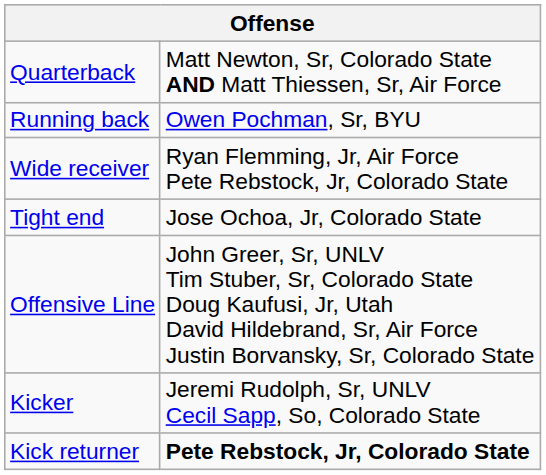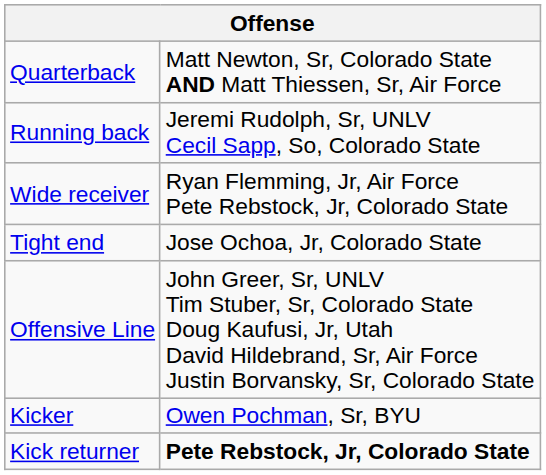(293, 120) Owen Pochman, Sr, BYU -> (323, 133) Jeremi Rudolph, Sr, UNLV Cecil Sapp, So, Colorado State
(323, 403) Jeremi Rudolph, Sr, UNLV Cecil Sapp, So, Colorado State -> (293, 416) Owen Pochman, Sr, BYU
